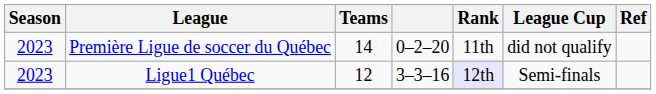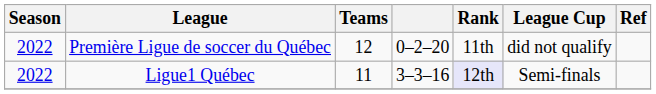(35, 46) 2023 -> (35, 46) 2022
(364, 46) 14 -> (364, 46) 12
(35, 74) 2023 -> (35, 74) 2022
(364, 74) 12 -> (364, 74) 11
